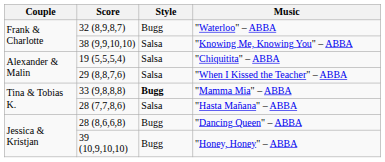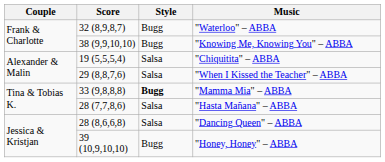(152, 43) Salsa -> (152, 43) Bugg
(152, 122) Bugg -> (152, 122) Salsa
